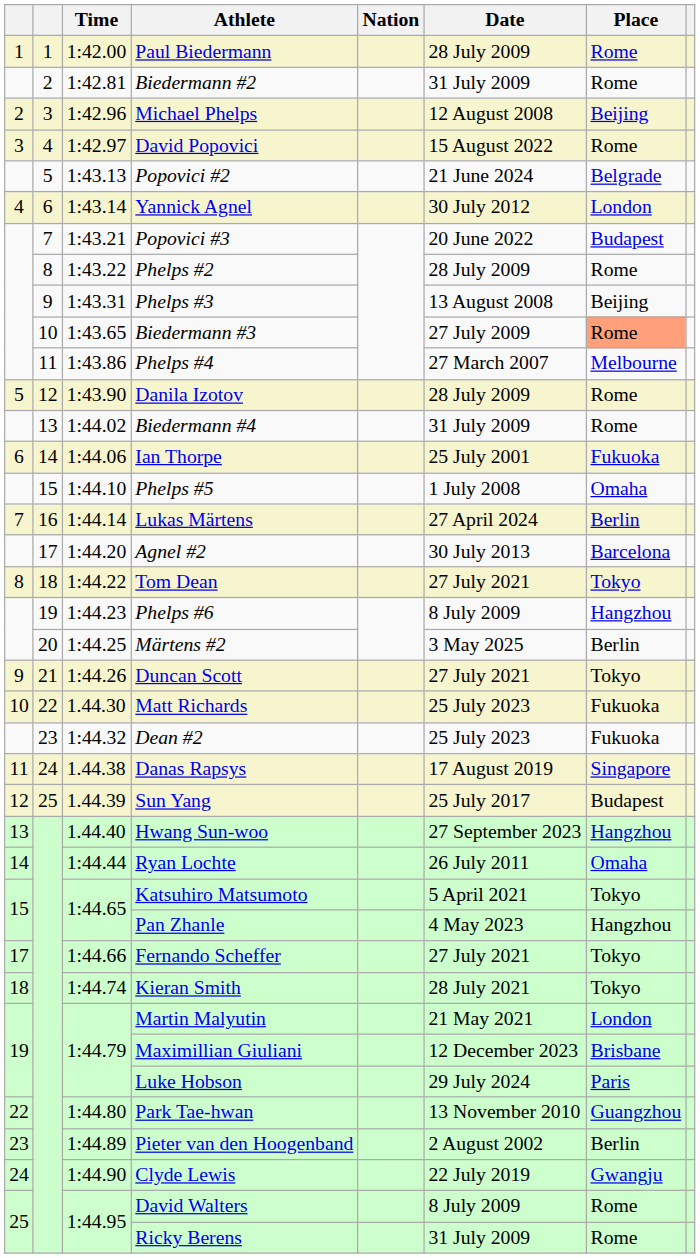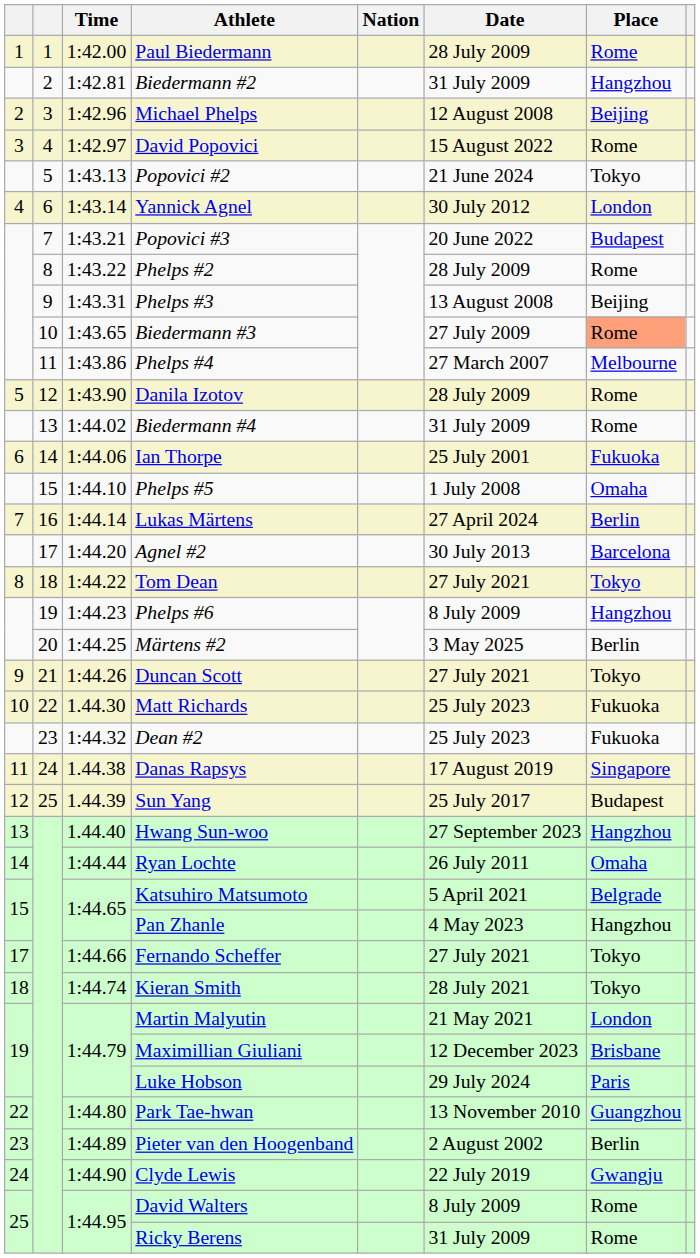(614, 82) Rome -> (631, 82) Hangzhou
(626, 176) Belgrade -> (616, 176) Tokyo
(616, 894) Tokyo -> (626, 894) Belgrade
